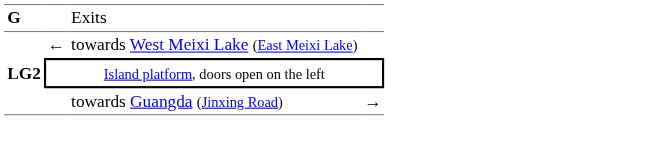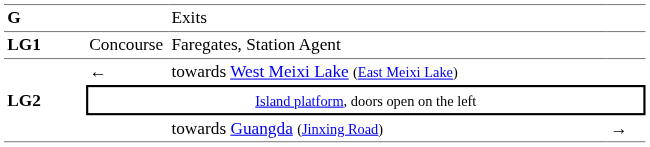+ row: (126, 44)
